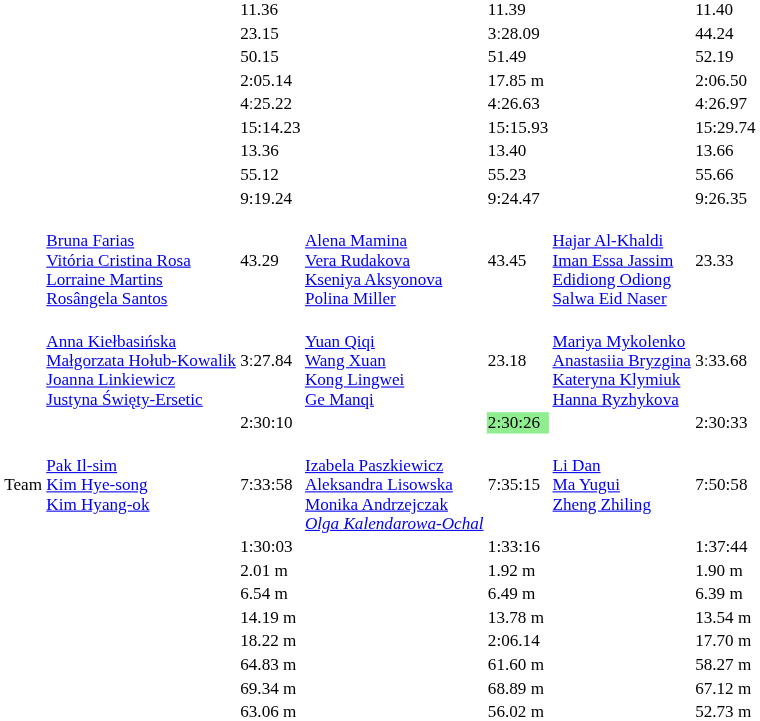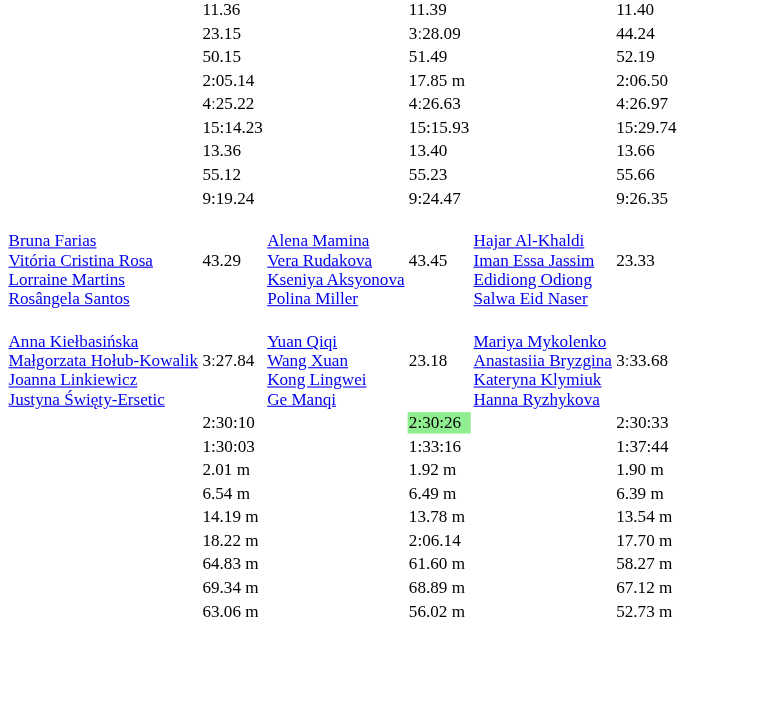- row: (266, 484)
